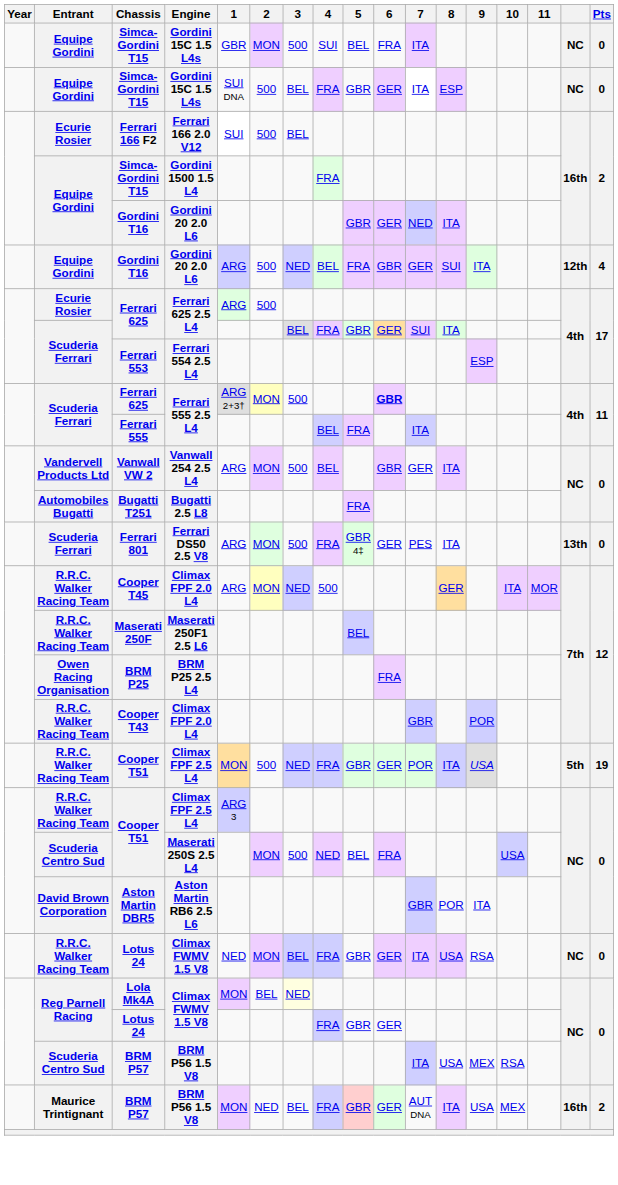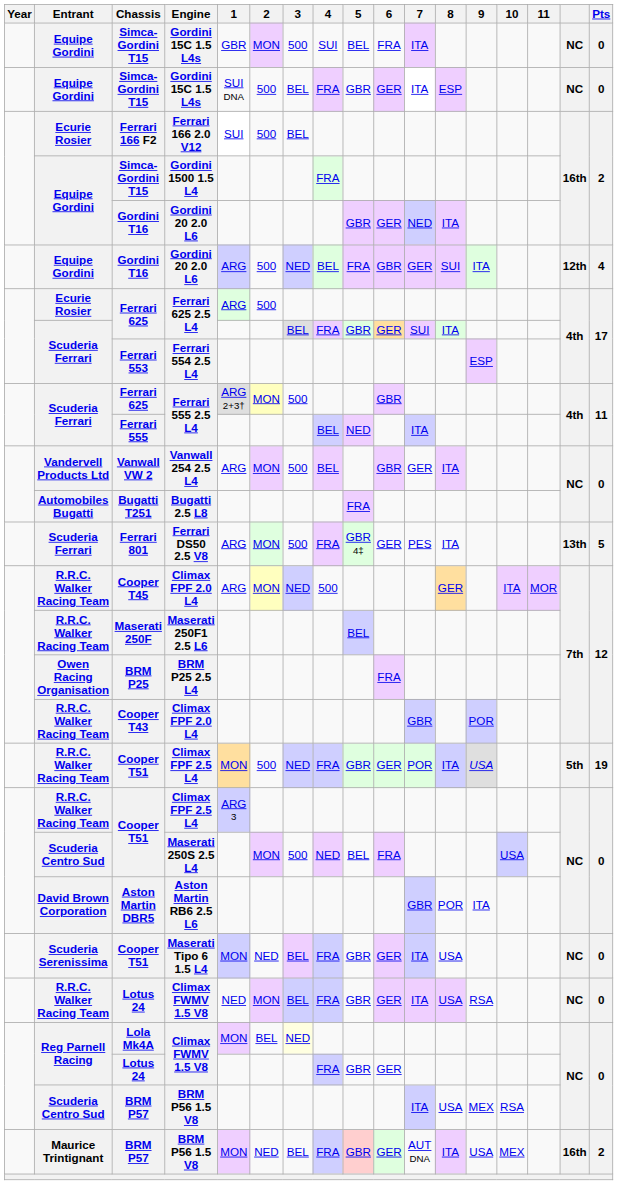(389, 399) bold -> (389, 399) normal
(358, 431) FRA -> (358, 431) NED
(602, 544) 0 -> (601, 544) 5
+ row: (138, 956)
